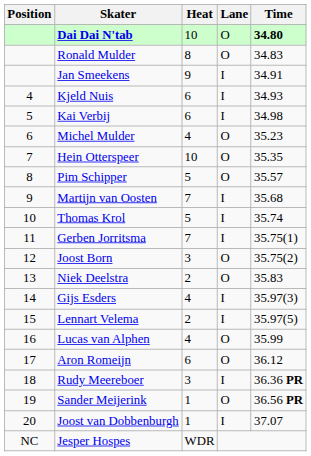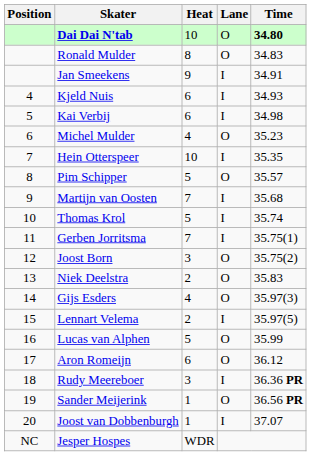(225, 156) O -> (223, 156) I
(223, 298) I -> (225, 298) O
(188, 339) 4 -> (188, 339) 5
